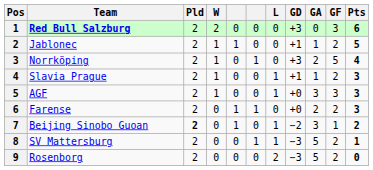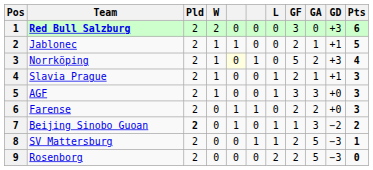columns swapped: (336, 12) <-> (296, 12)
(236, 61) no background -> (236, 61) lightyellow background
